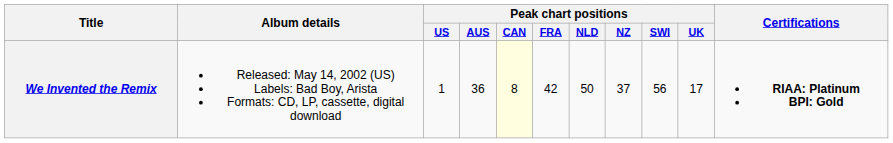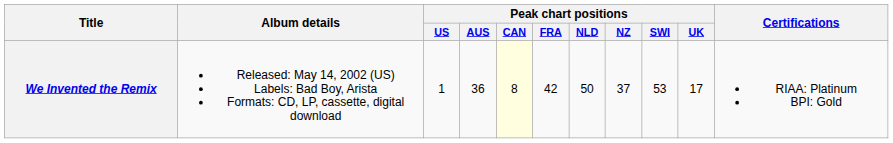(660, 89) 56 -> (660, 89) 53
(801, 96) bold -> (801, 96) normal
